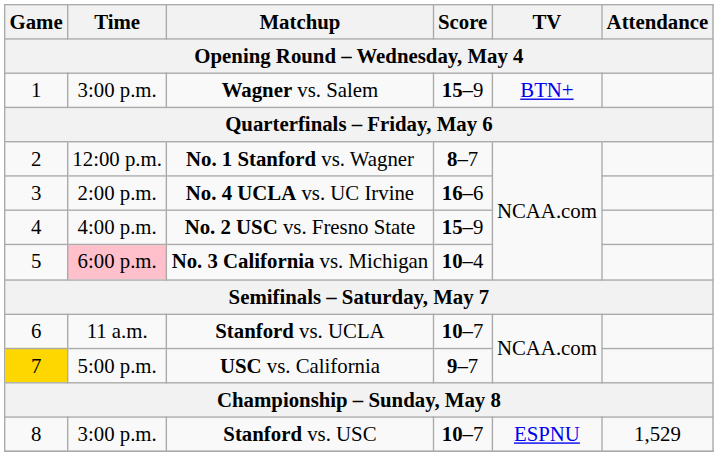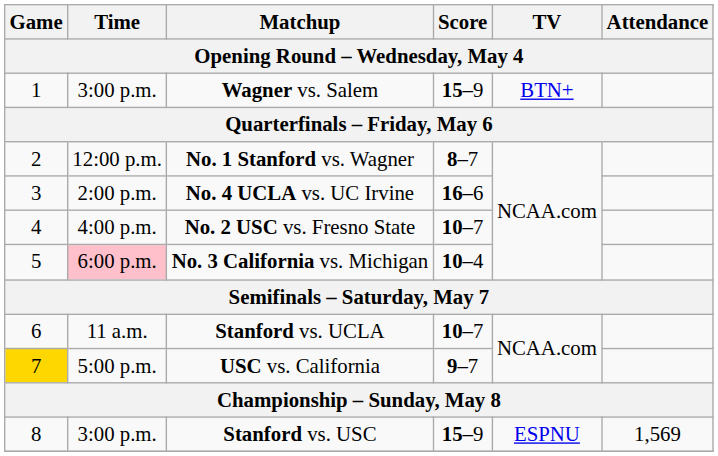(463, 227) 15–9 -> (463, 227) 10–7
(463, 433) 10–7 -> (463, 433) 15–9
(657, 433) 1,529 -> (657, 433) 1,569
